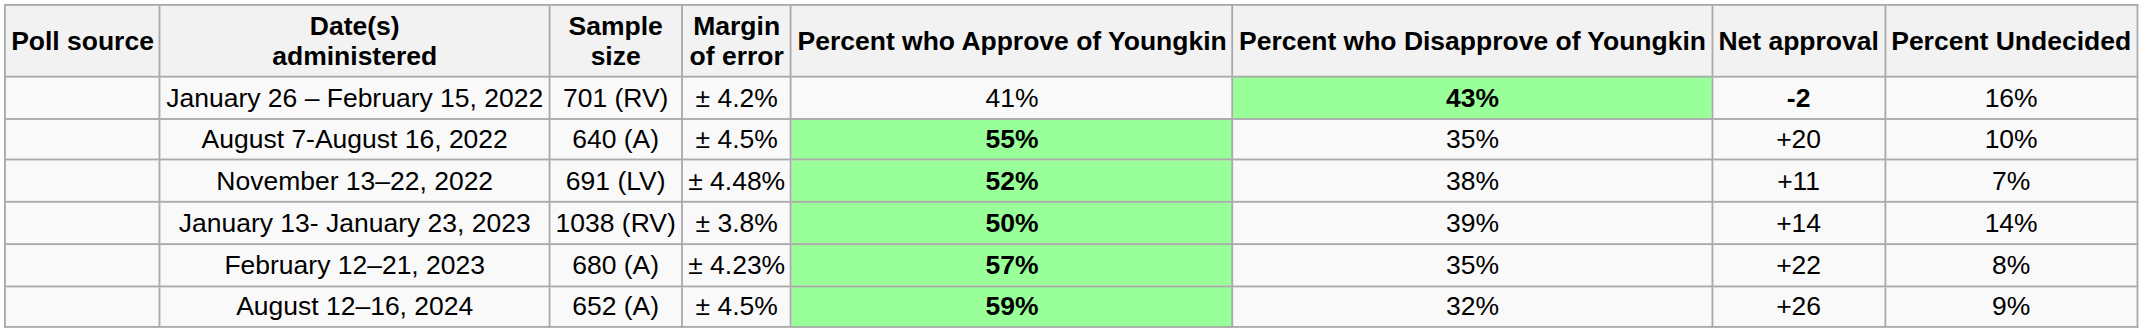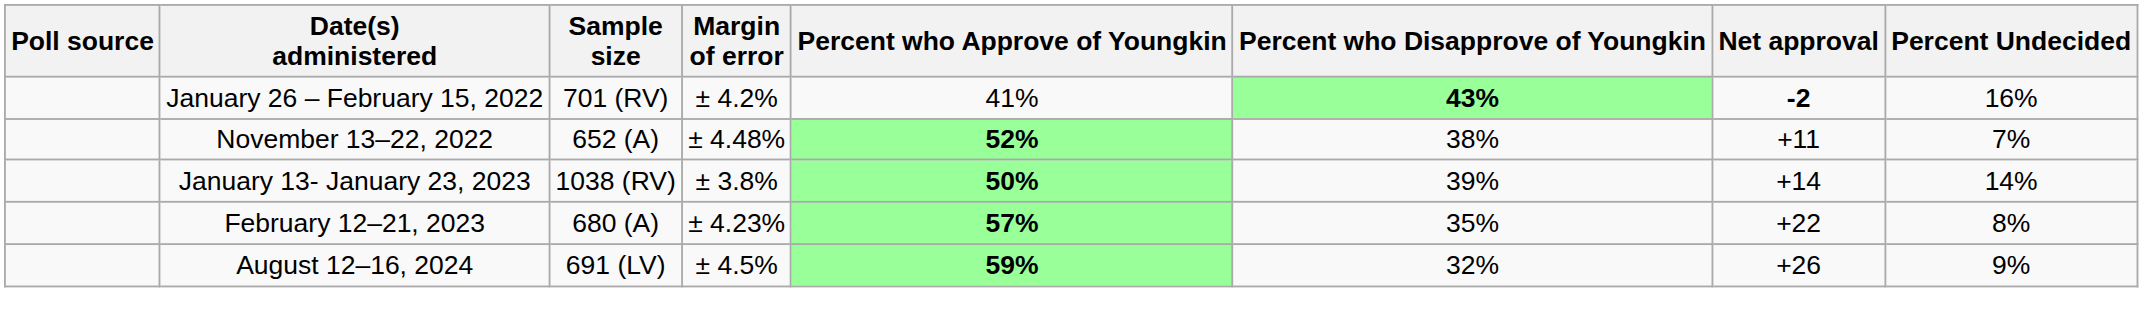- row: (355, 139)
(616, 181) 691 (LV) -> (616, 139) 652 (A)
(616, 307) 652 (A) -> (616, 265) 691 (LV)
